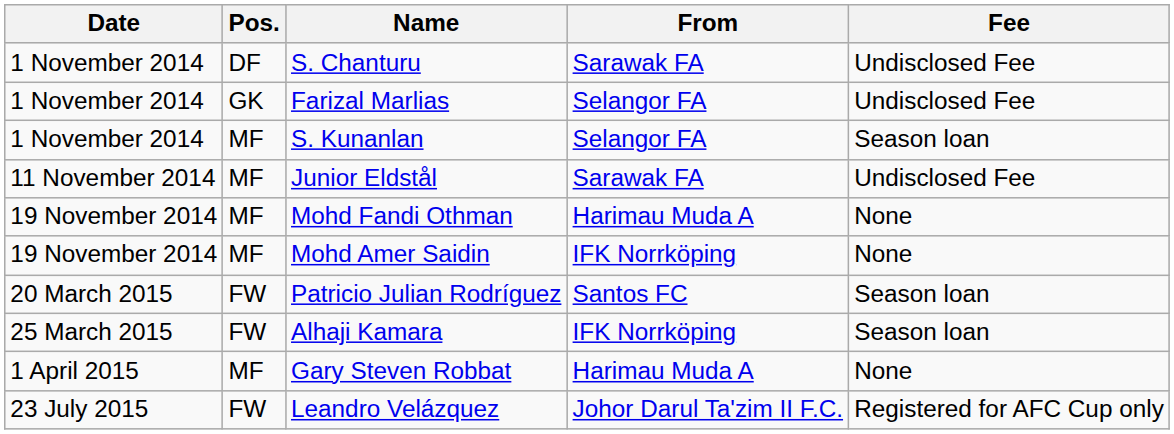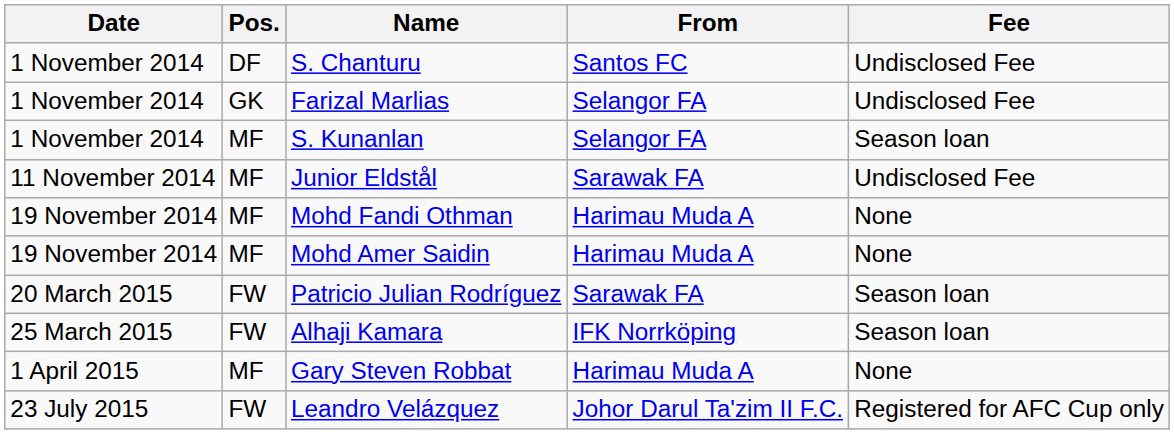(638, 62) Sarawak FA -> (630, 62) Santos FC
(654, 255) IFK Norrköping -> (663, 255) Harimau Muda A
(630, 293) Santos FC -> (638, 293) Sarawak FA
